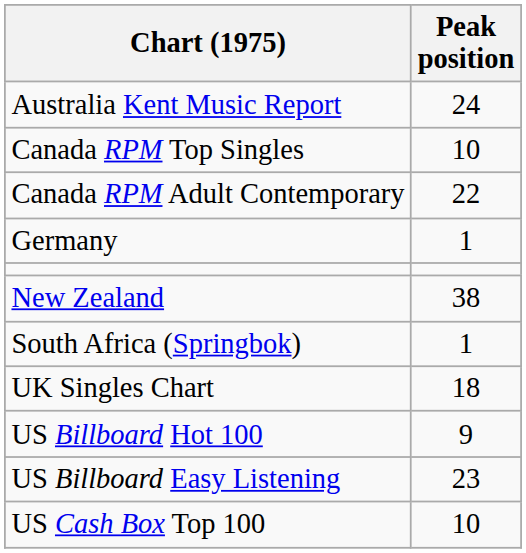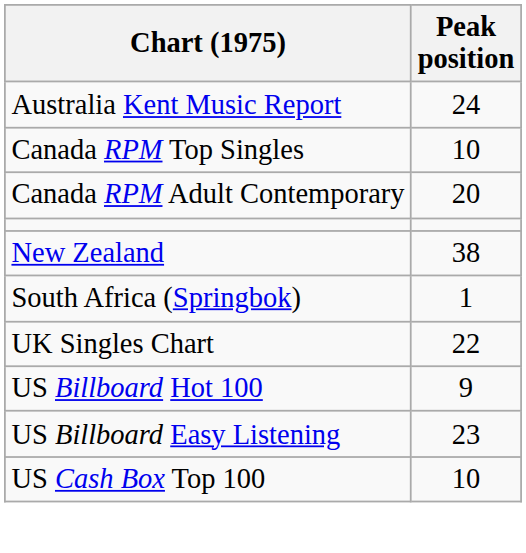(466, 194) 22 -> (466, 194) 20
- row: (64, 239)
(466, 388) 18 -> (466, 343) 22
